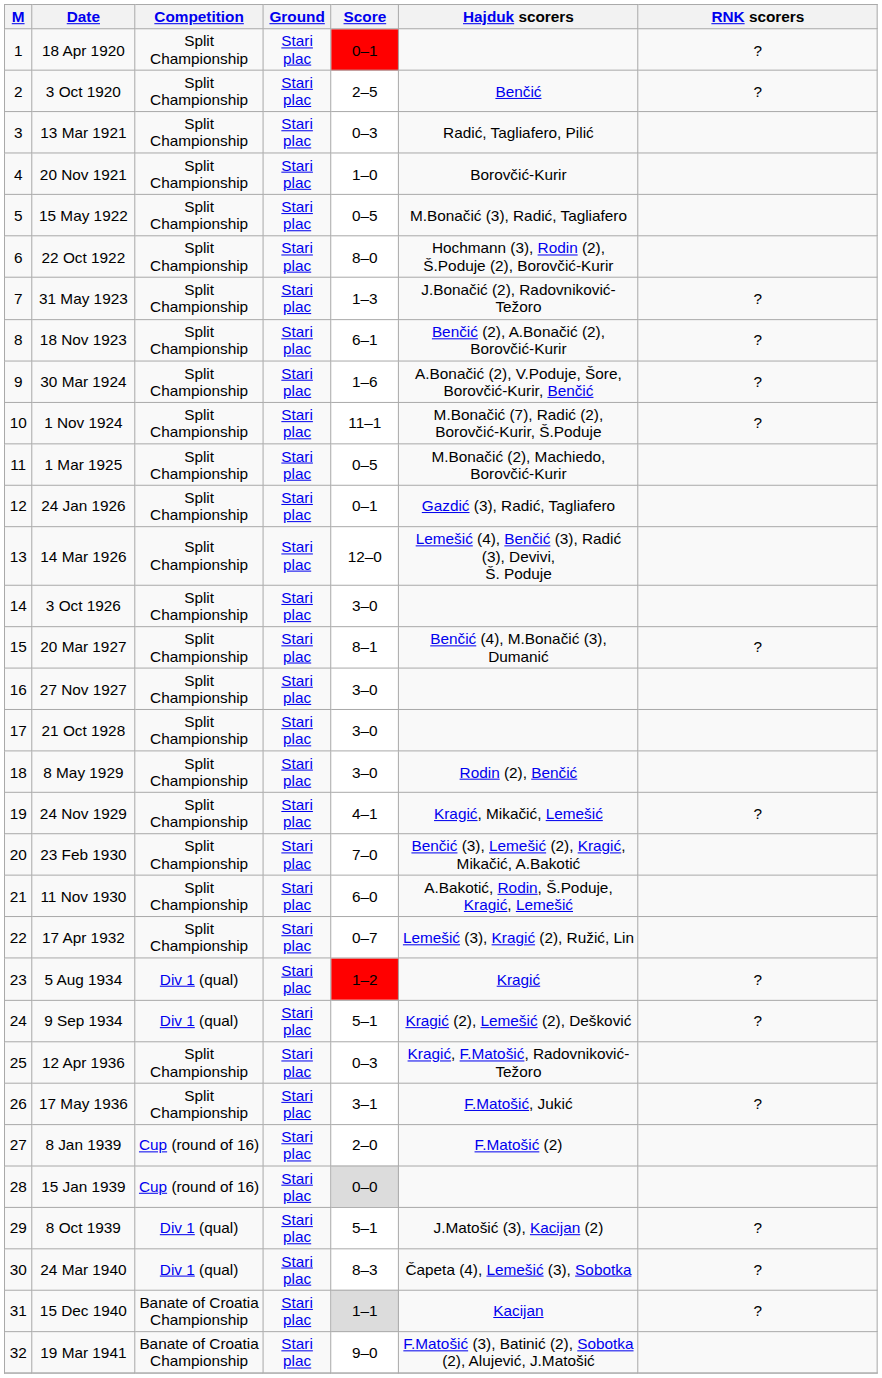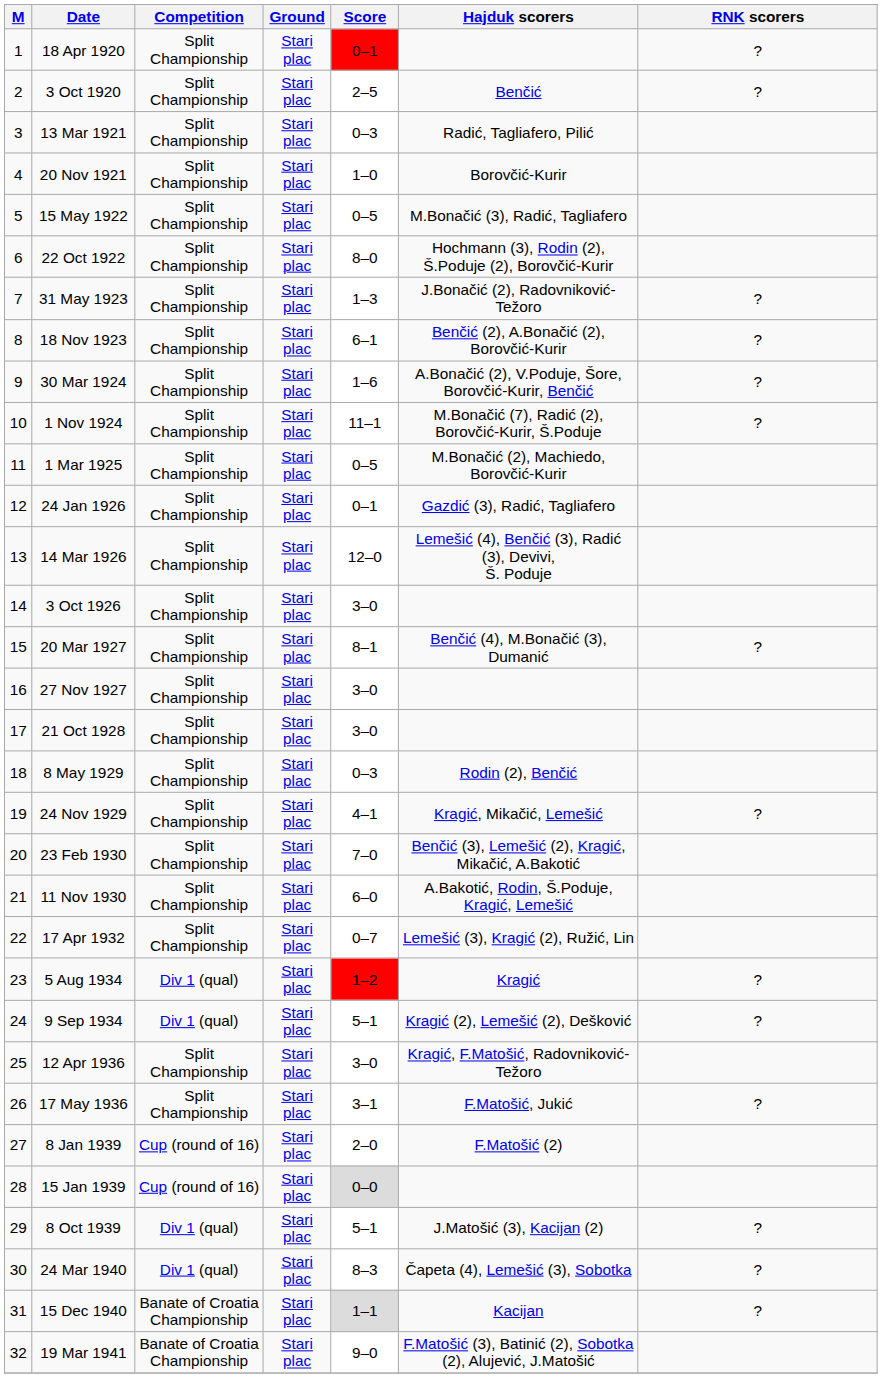(365, 772) 3–0 -> (365, 772) 0–3
(365, 1062) 0–3 -> (365, 1062) 3–0
